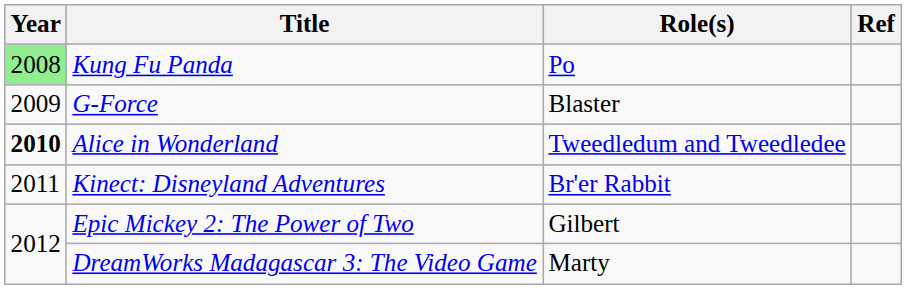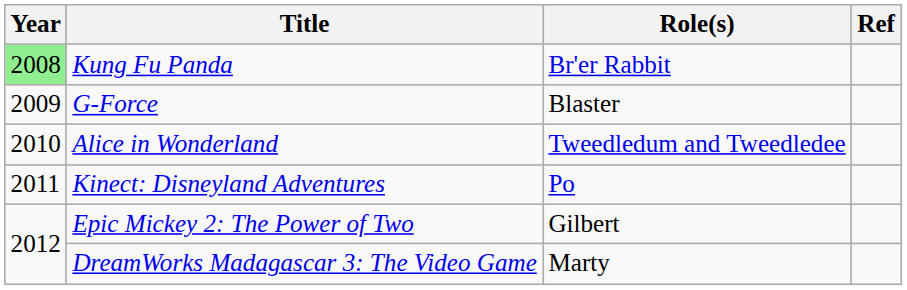(562, 64) Po -> (610, 64) Br'er Rabbit
(36, 143) bold -> (36, 143) normal
(610, 183) Br'er Rabbit -> (562, 183) Po
